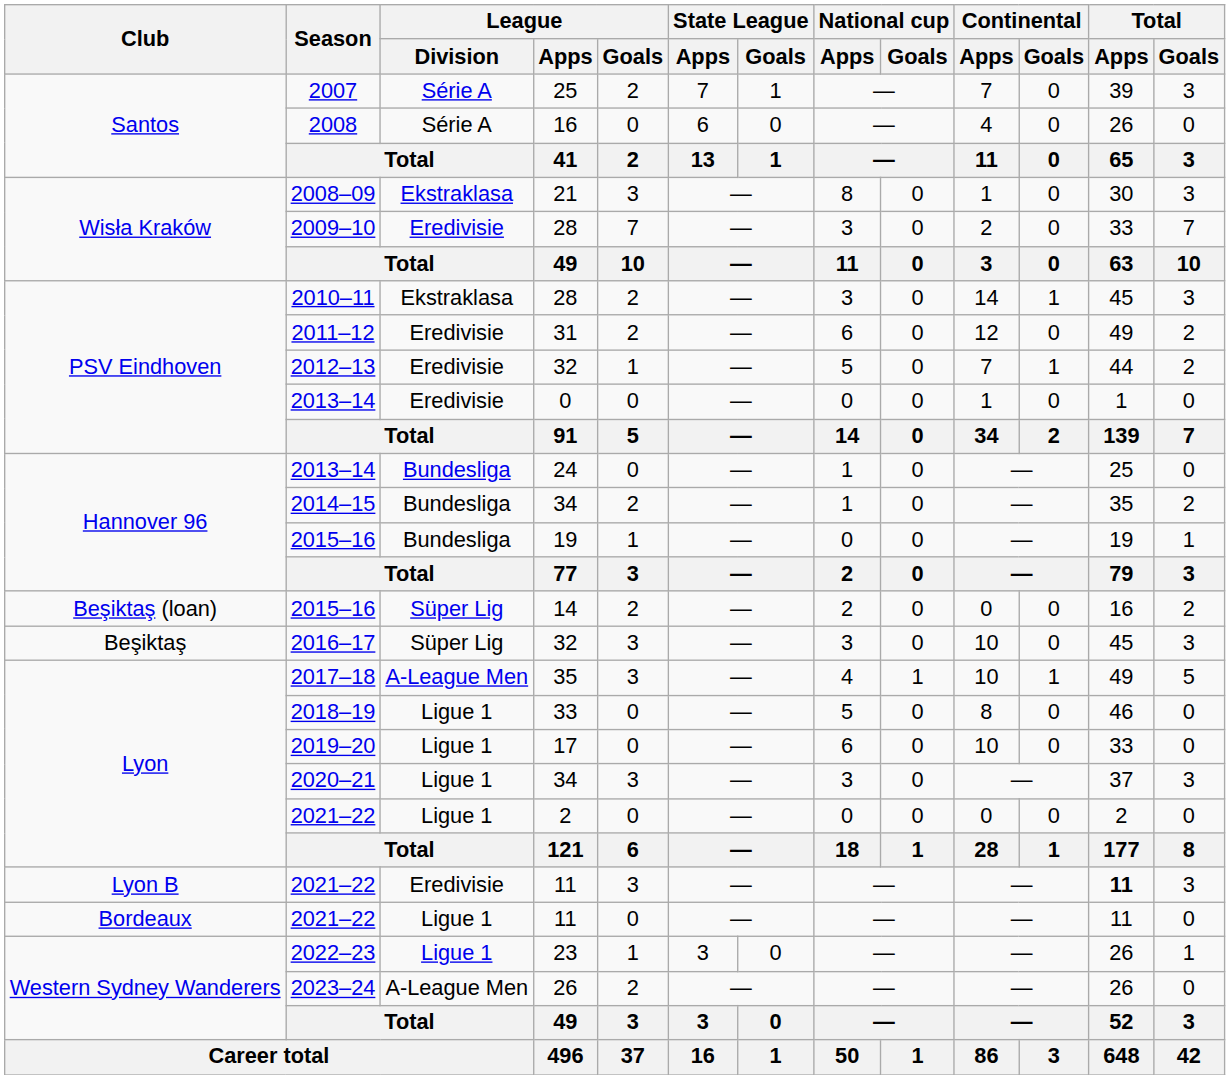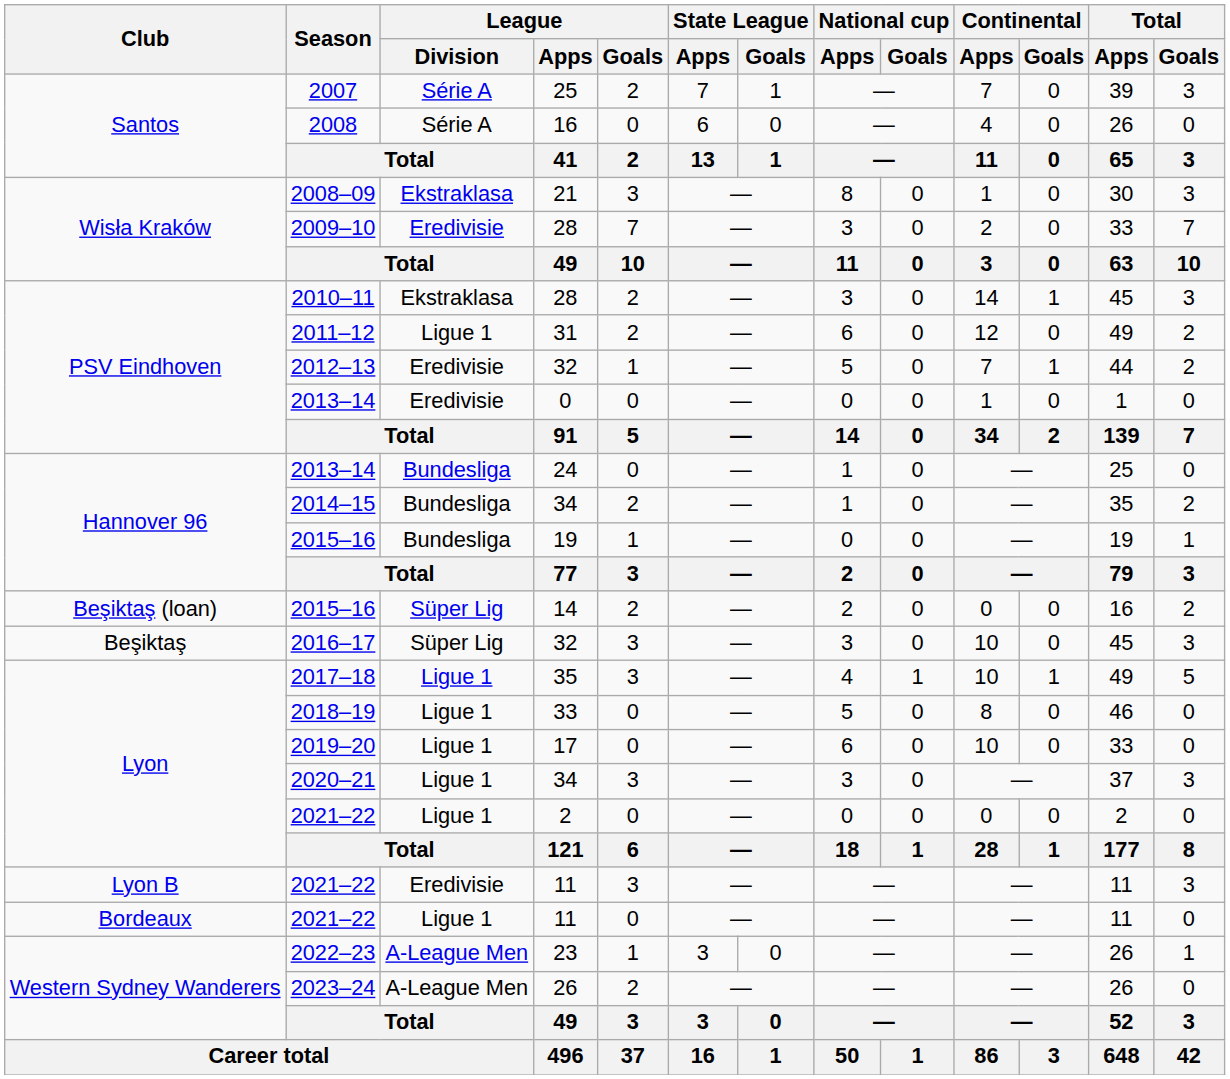(457, 332) Eredivisie -> (457, 332) Ligue 1
(457, 677) A-League Men -> (457, 677) Ligue 1
(1121, 884) bold -> (1121, 884) normal
(457, 953) Ligue 1 -> (457, 953) A-League Men
